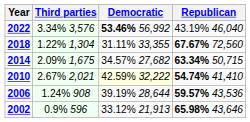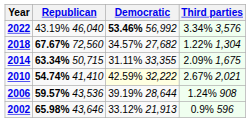columns swapped: (209, 13) <-> (66, 13)
(136, 45) 31.11% 33,355 -> (142, 45) 34.57% 27,682
(136, 61) 34.57% 27,682 -> (142, 61) 31.11% 33,355
